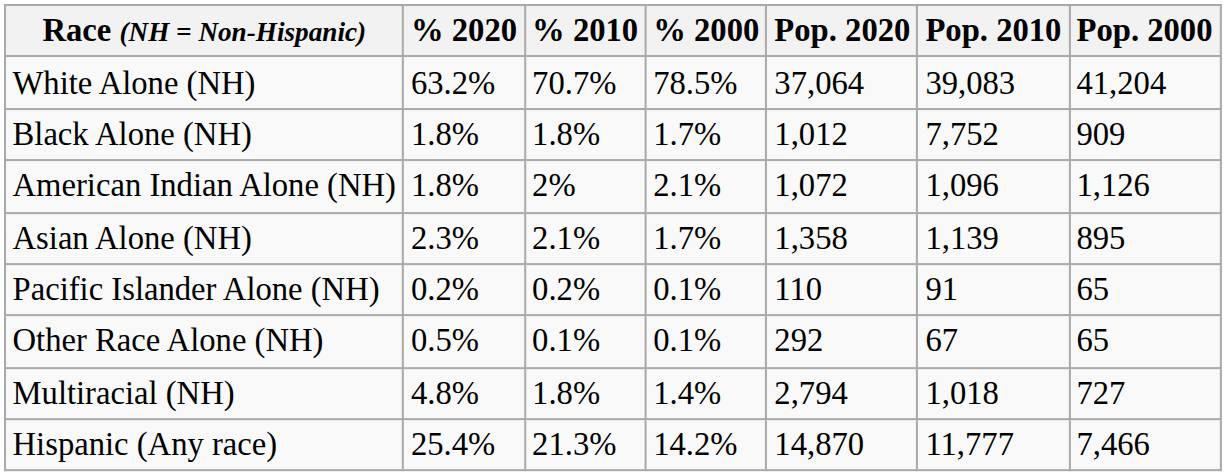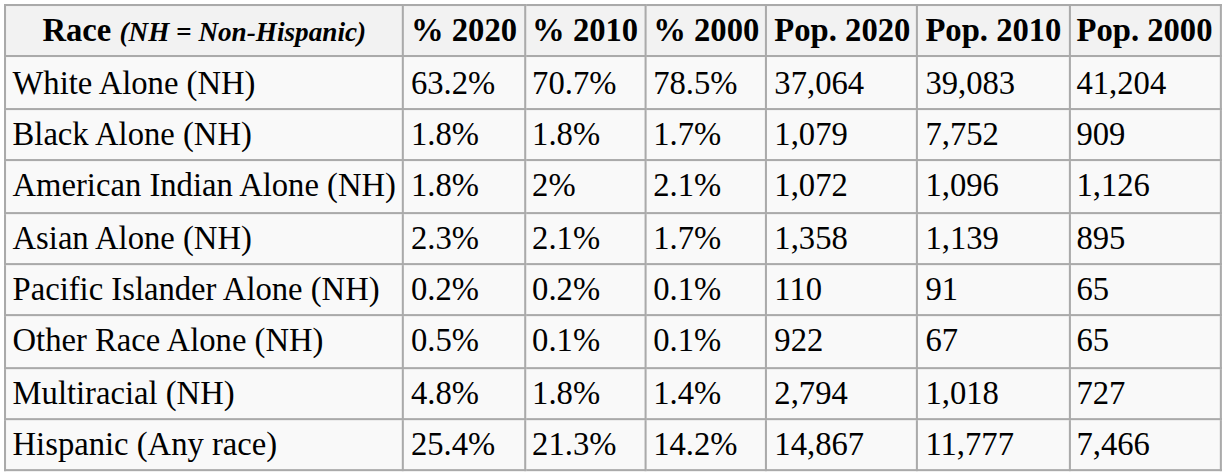(811, 133) 1,012 -> (811, 133) 1,079
(799, 340) 292 -> (799, 340) 922
(819, 444) 14,870 -> (819, 444) 14,867
